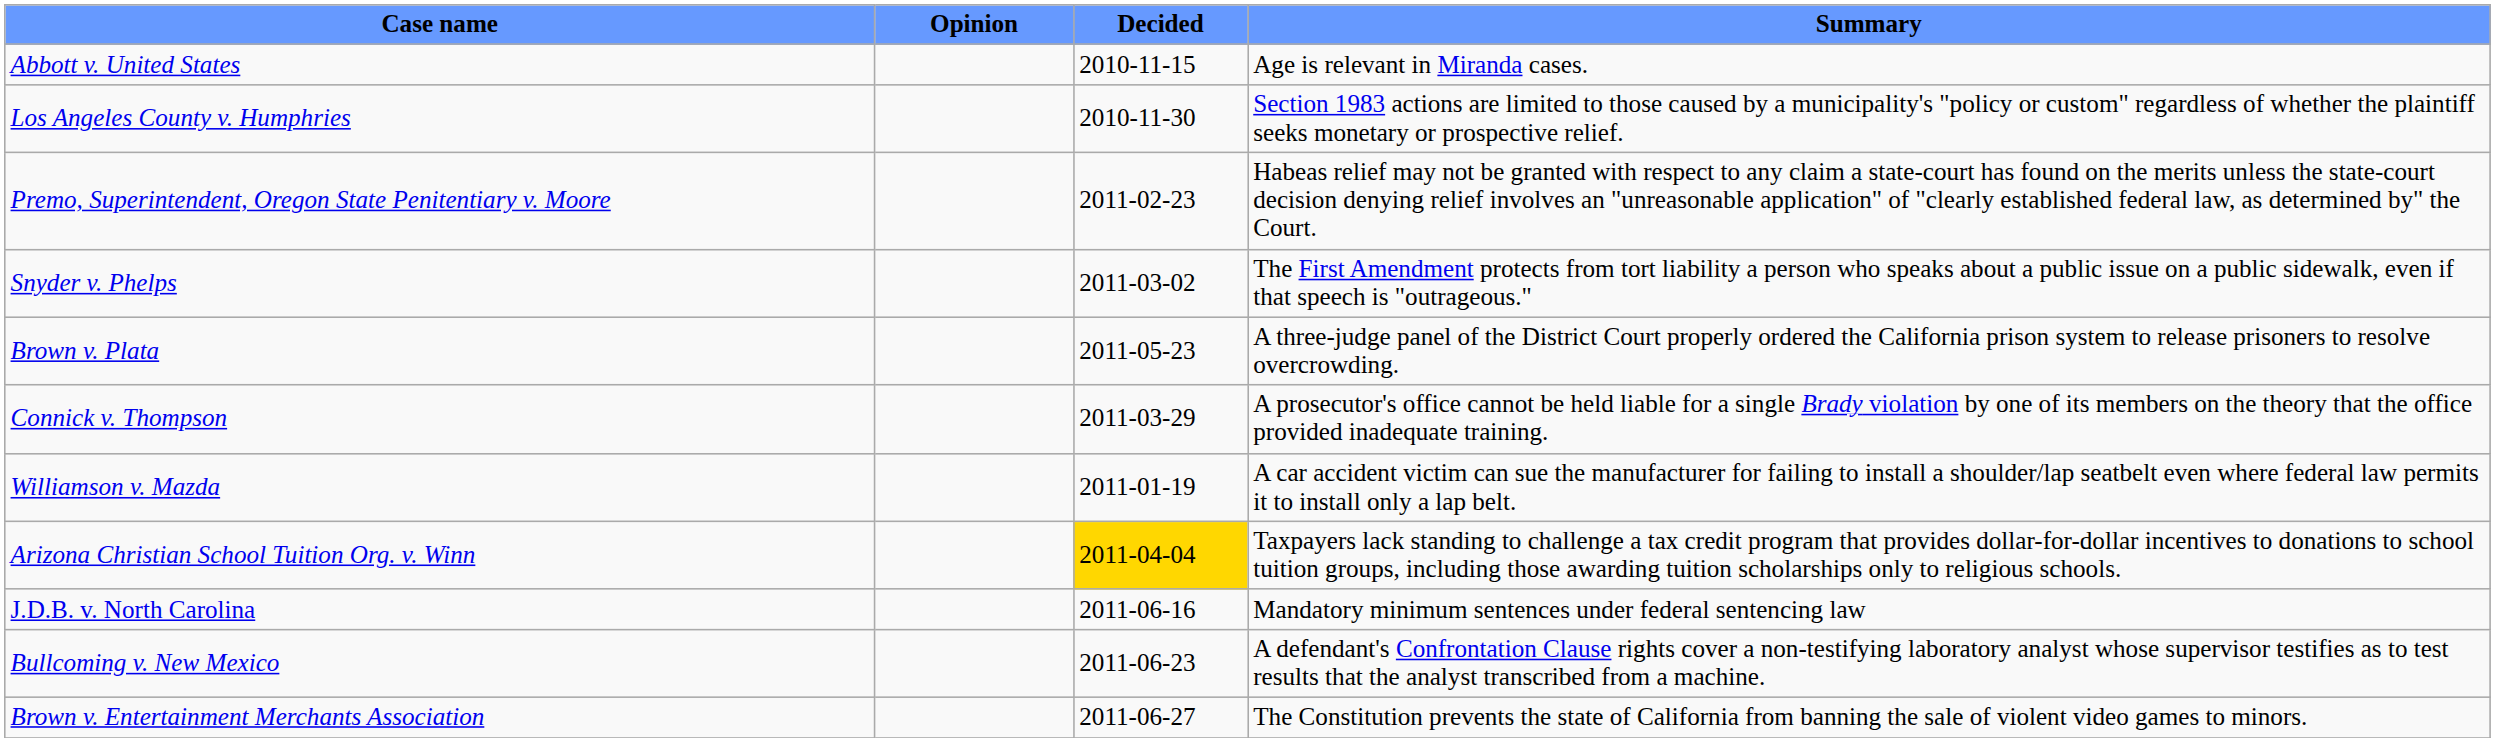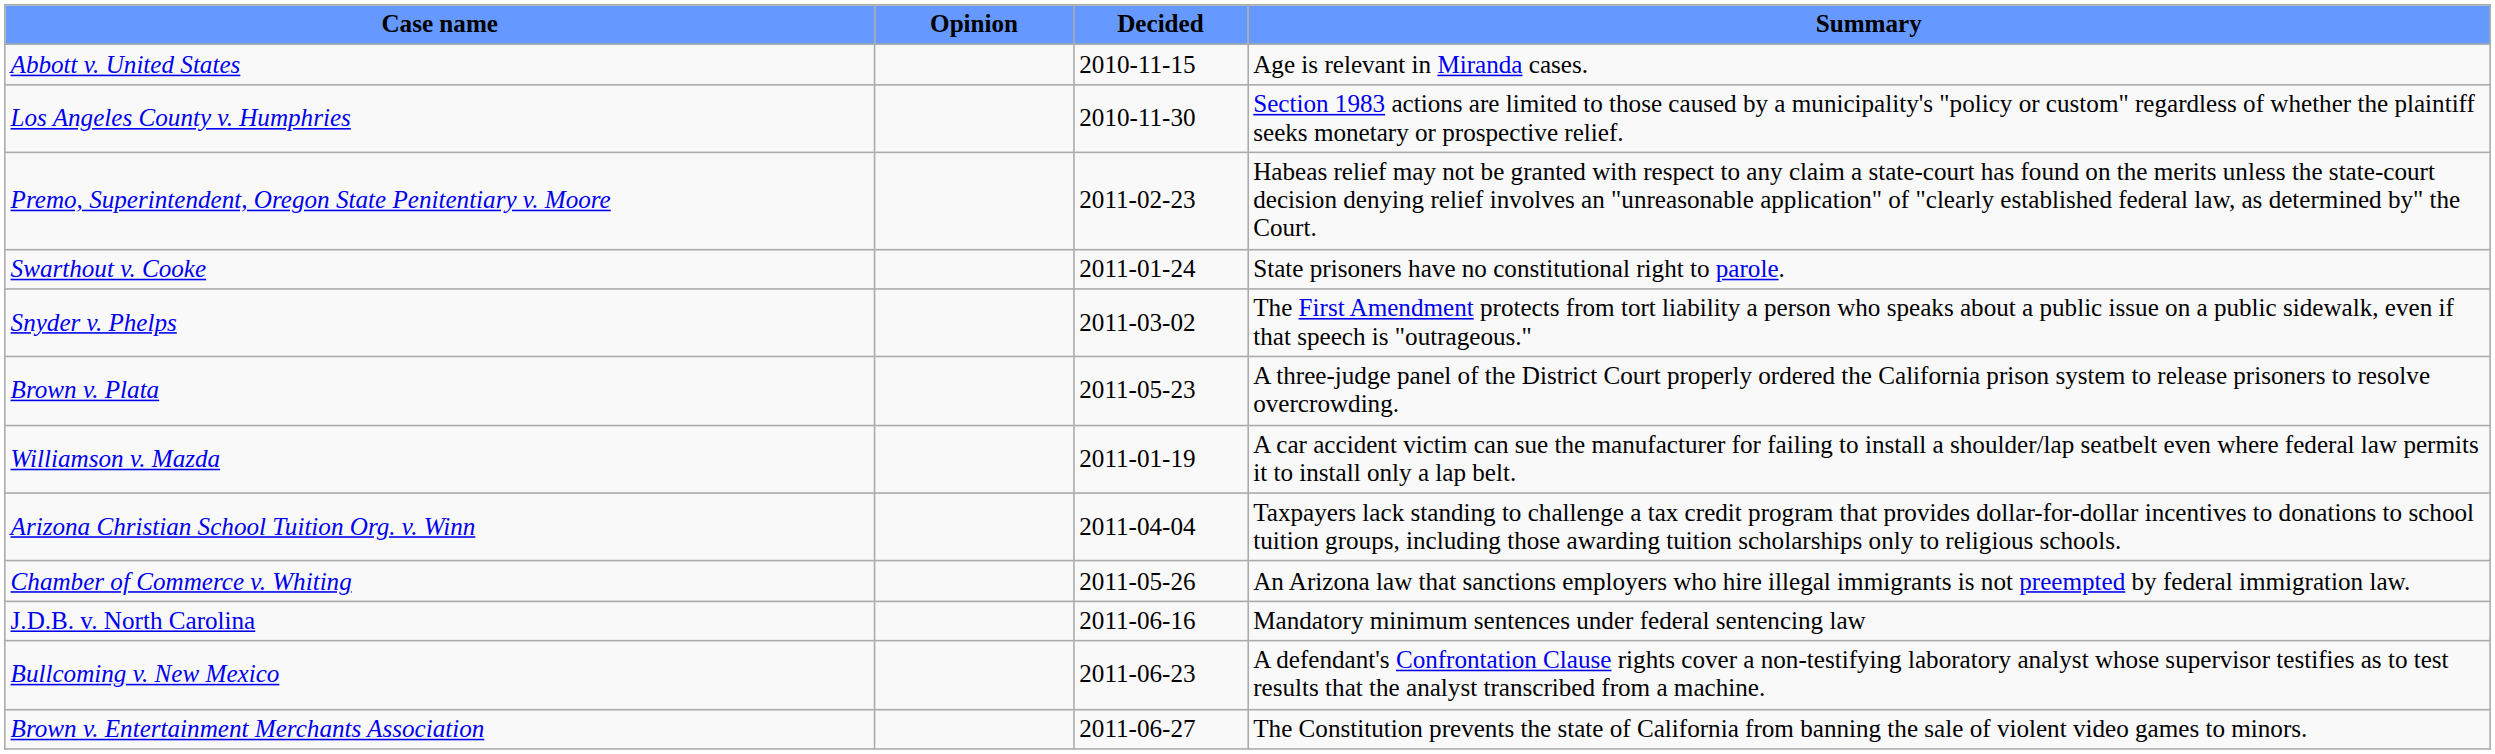+ row: (108, 268)
- row: (119, 418)
(1137, 555) gold background -> (1137, 526) no background
+ row: (181, 580)
